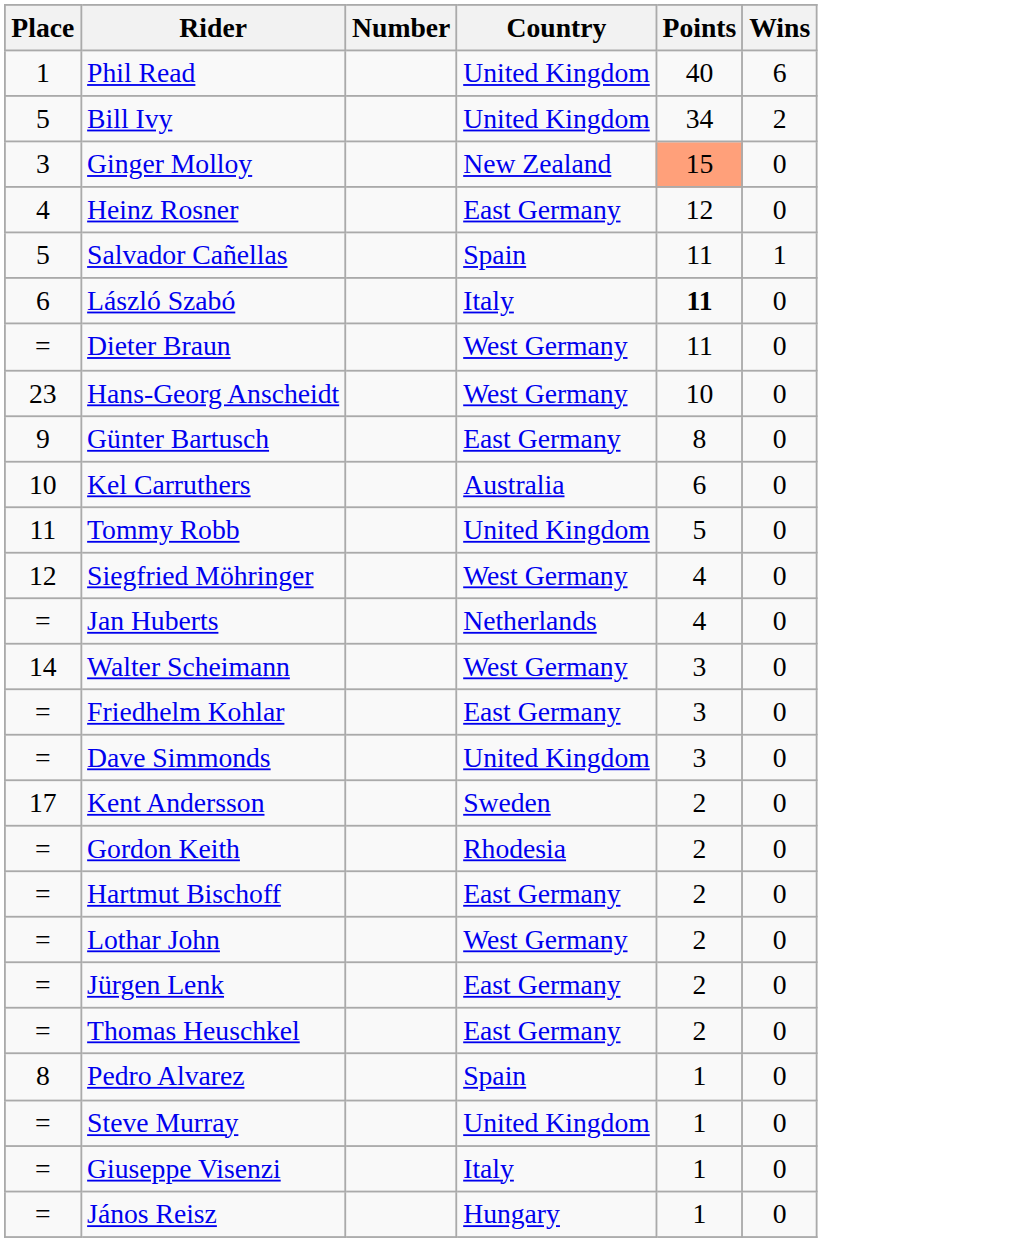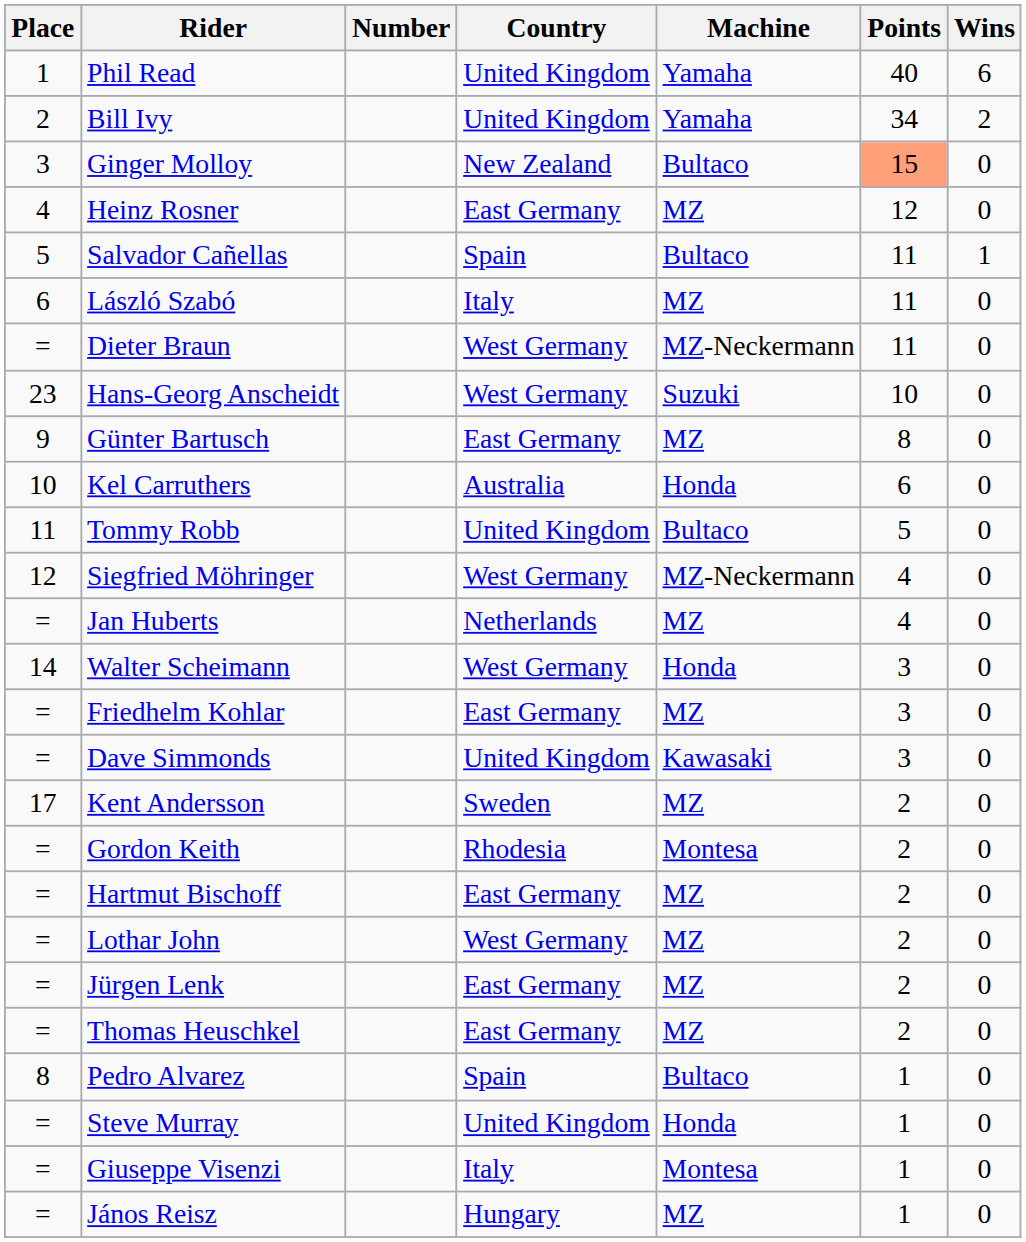+ column: (759, 27)
(43, 118) 5 -> (43, 118) 2
(699, 301) bold -> (904, 301) normal
